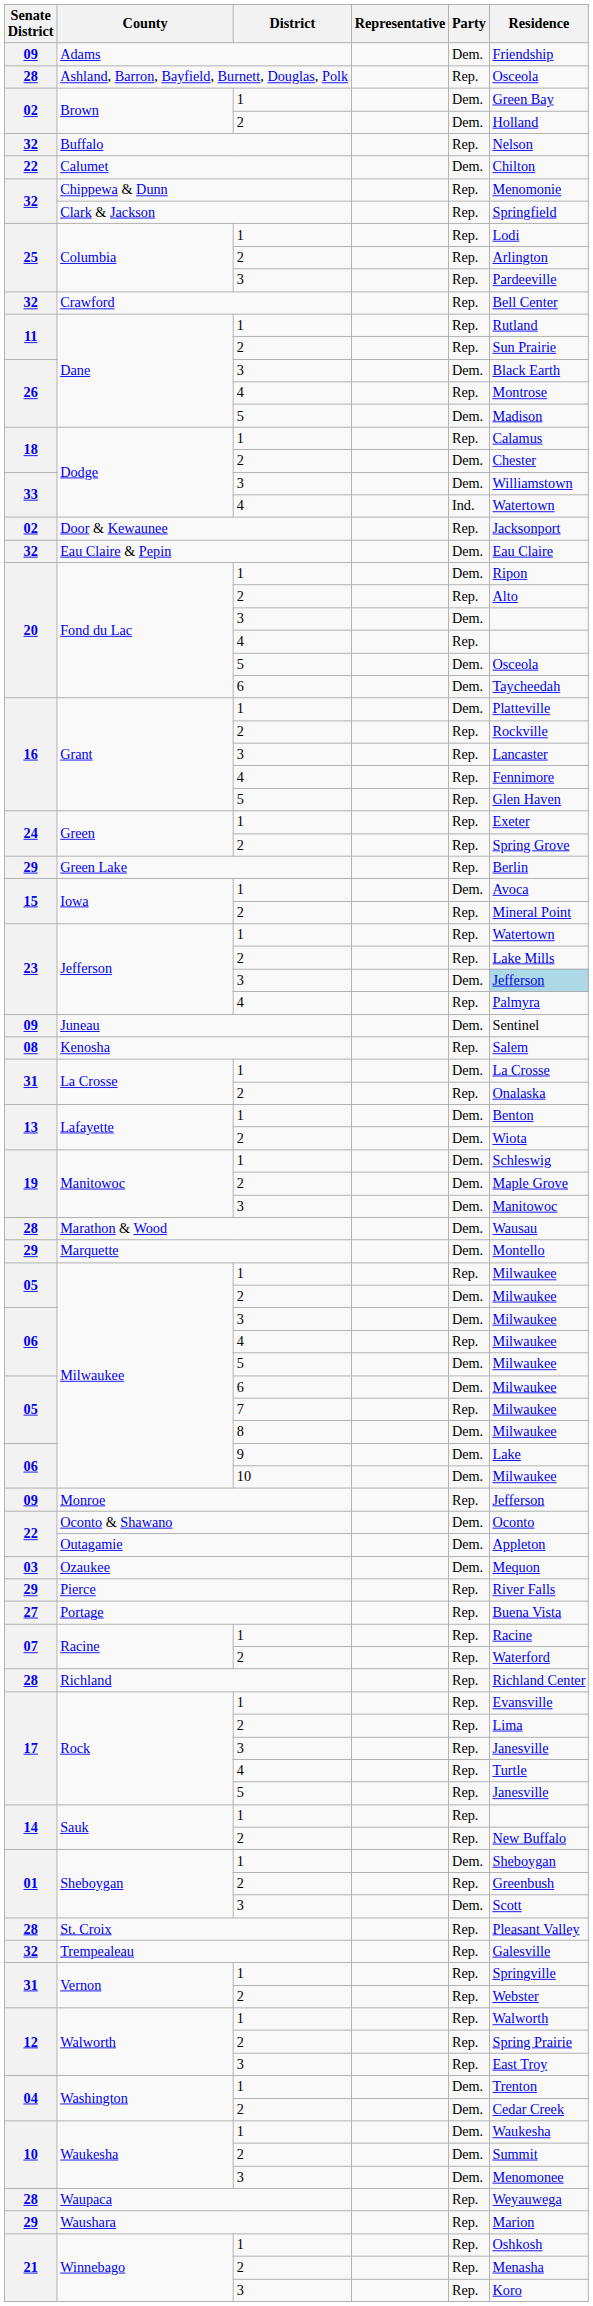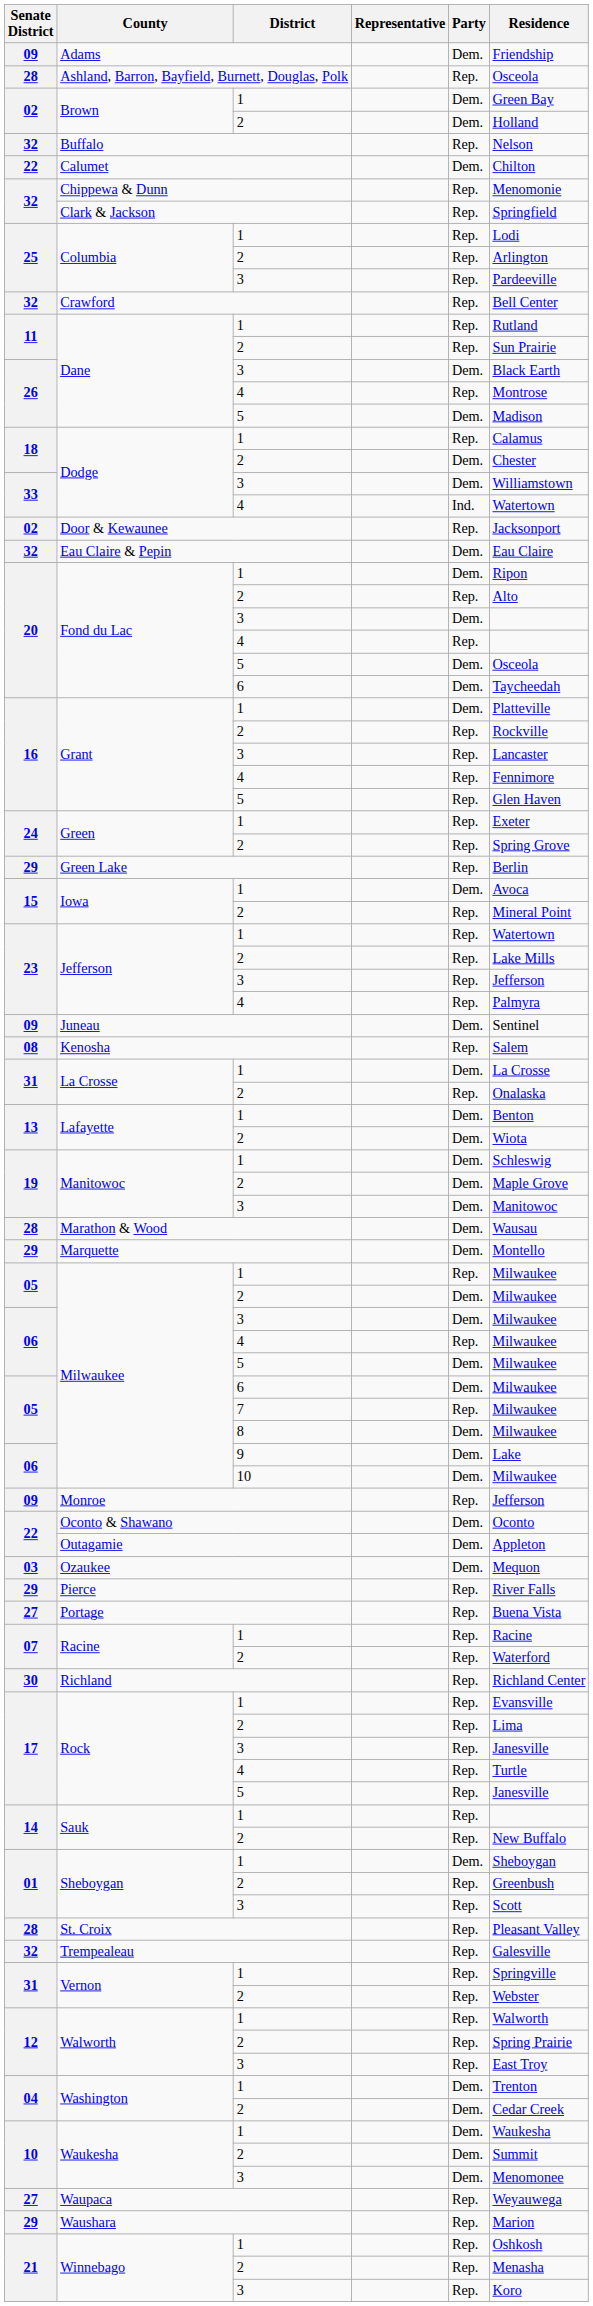(468, 980) Dem. -> (465, 980) Rep.
(518, 980) lightblue background -> (518, 980) no background
(31, 1680) 28 -> (31, 1680) 30
(468, 1906) Dem. -> (465, 1906) Rep.
(31, 2199) 28 -> (31, 2199) 27
